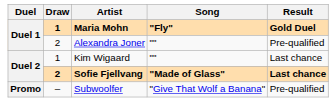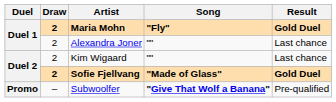(58, 27) 1 -> (54, 27) 2
(297, 43) Pre-qualified -> (301, 43) Last chance
(58, 58) 1 -> (54, 58) 2
(298, 74) Last chance -> (297, 74) Gold Duel
(207, 89) normal -> (208, 89) bold
